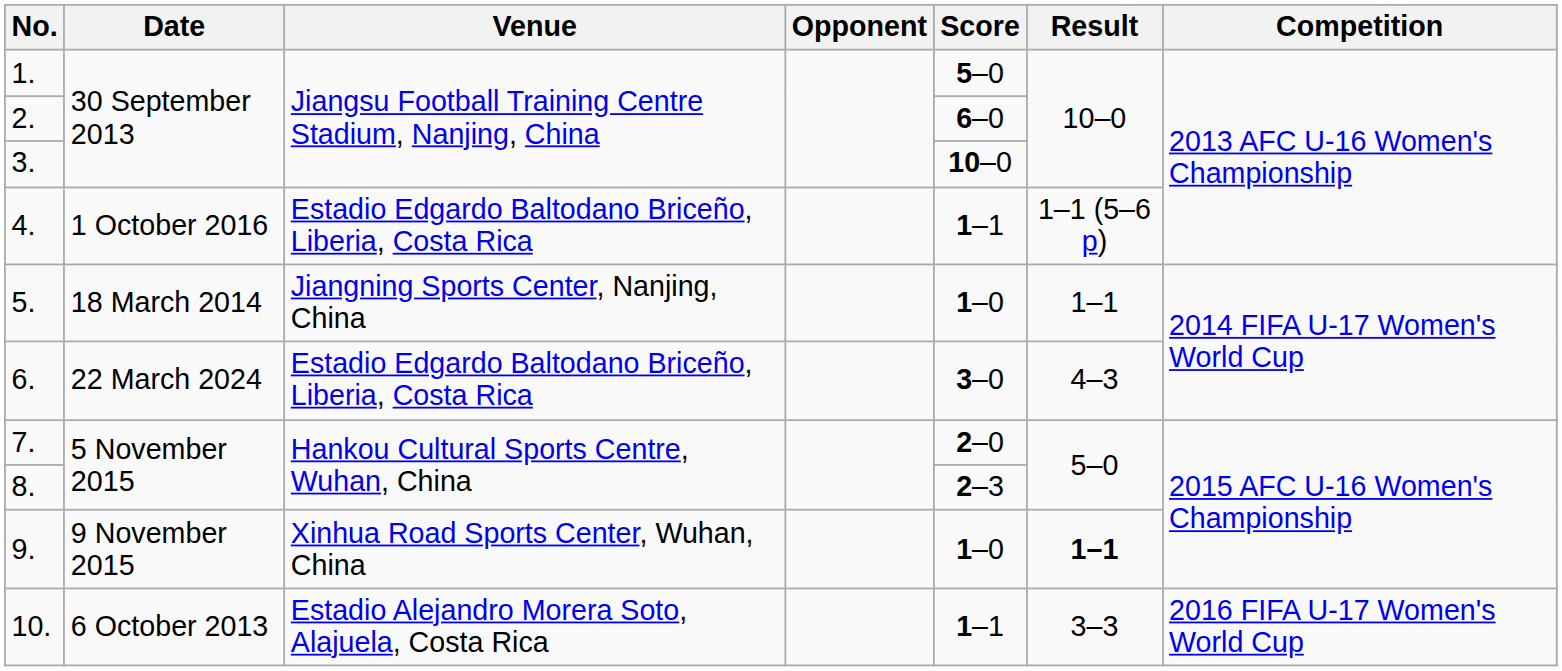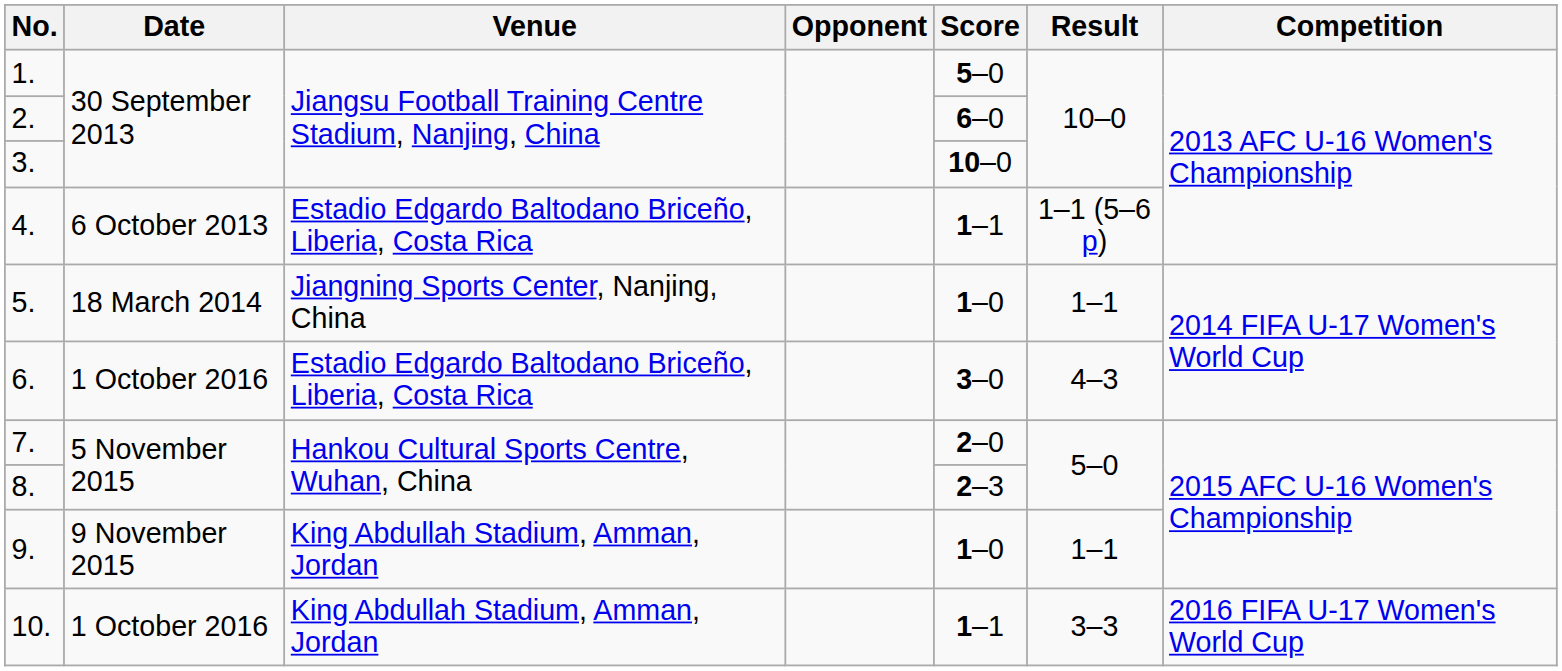(170, 225) 1 October 2016 -> (170, 225) 6 October 2013
(166, 380) 22 March 2024 -> (170, 380) 1 October 2016
(522, 548) Xinhua Road Sports Center, Wuhan, China -> (495, 548) King Abdullah Stadium, Amman, Jordan
(1094, 548) bold -> (1094, 548) normal
(170, 626) 6 October 2013 -> (170, 626) 1 October 2016
(489, 626) Estadio Alejandro Morera Soto, Alajuela, Costa Rica -> (495, 626) King Abdullah Stadium, Amman, Jordan
